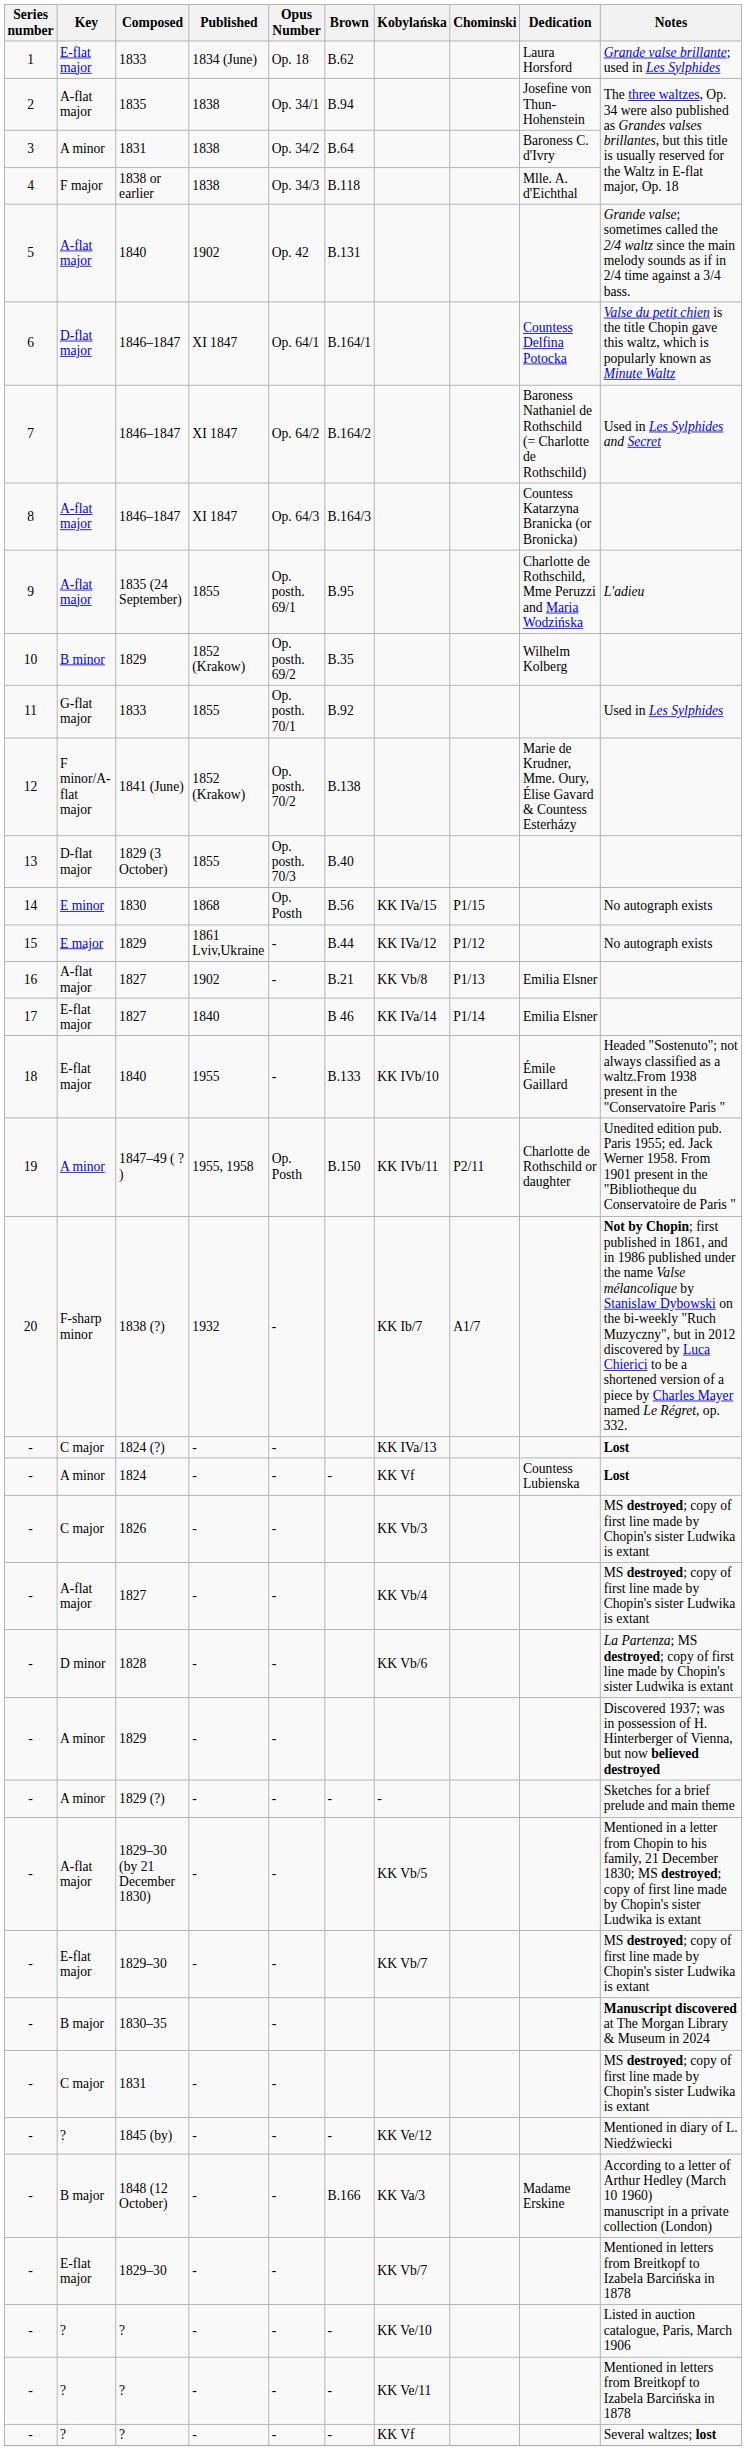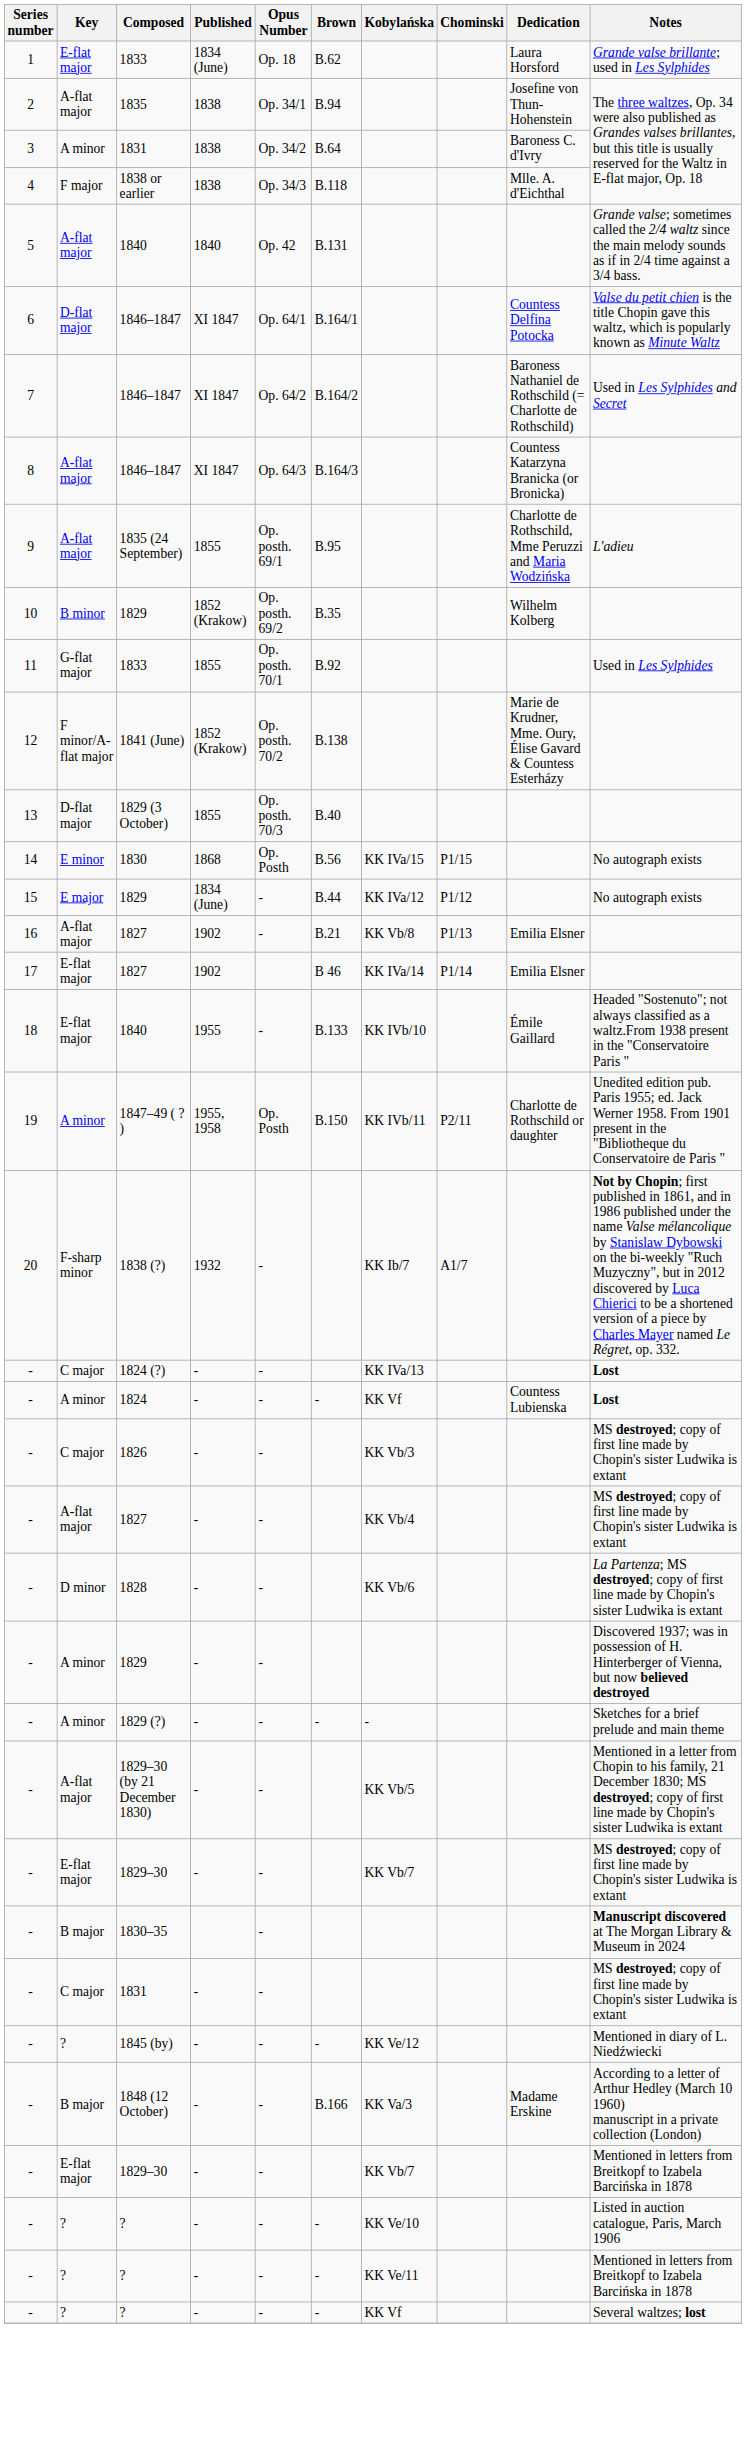(206, 253) 1902 -> (207, 245) 1840
(228, 943) 1861 Lviv,Ukraine -> (211, 897) 1834 (June)
(206, 1016) 1840 -> (207, 971) 1902
